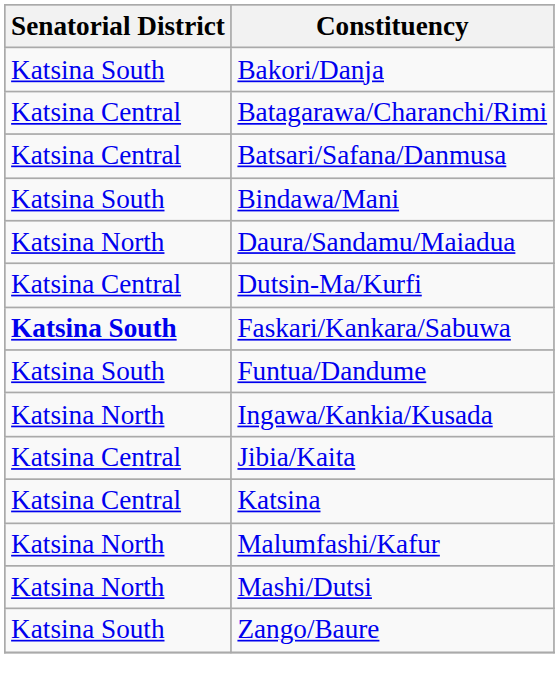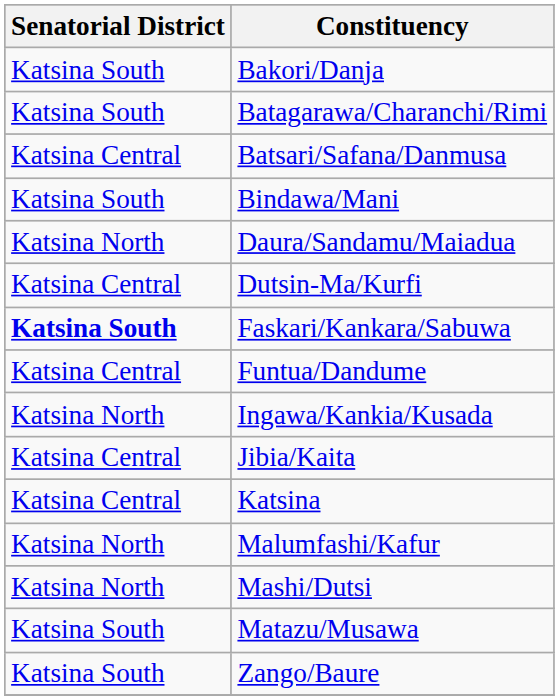(96, 112) Katsina Central -> (88, 112) Katsina South
(88, 371) Katsina South -> (96, 371) Katsina Central
+ row: (328, 629)
